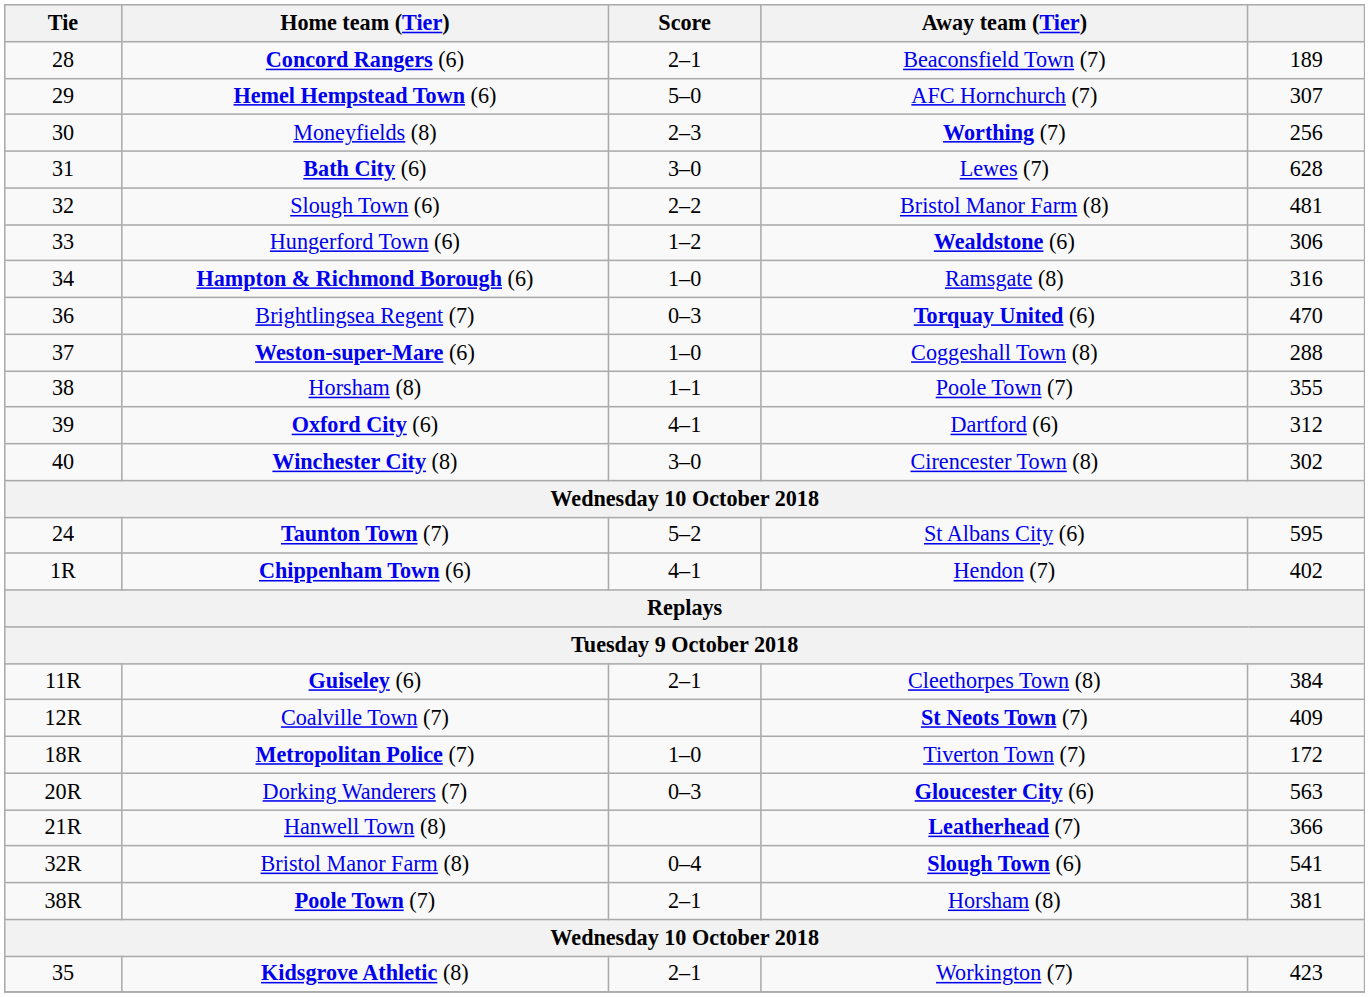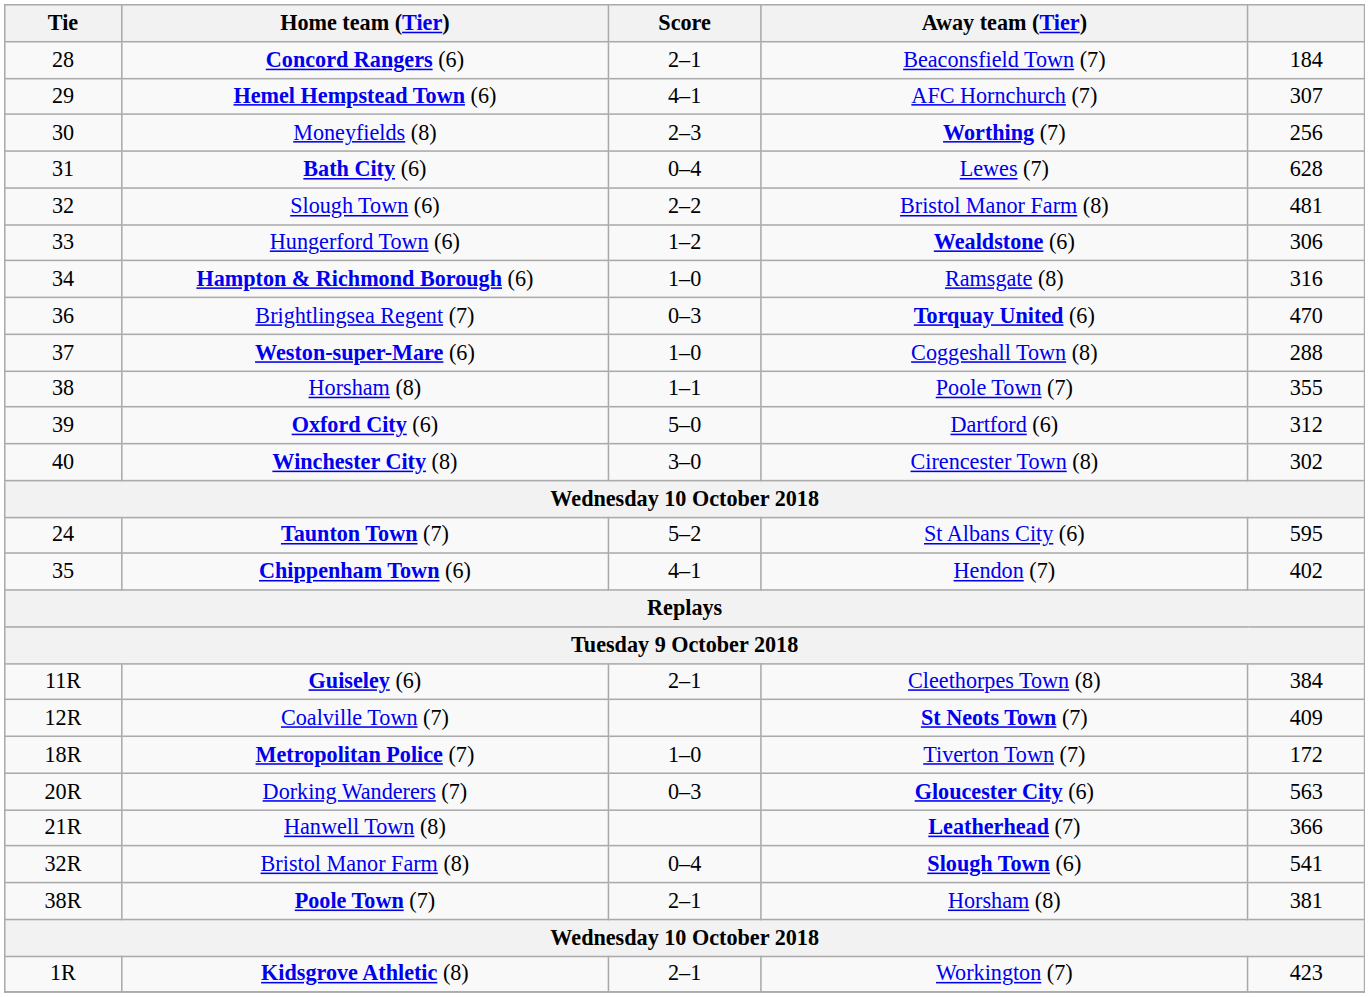(1306, 59) 189 -> (1306, 59) 184
(685, 96) 5–0 -> (685, 96) 4–1
(685, 169) 3–0 -> (685, 169) 0–4
(685, 425) 4–1 -> (685, 425) 5–0
(63, 571) 1R -> (63, 571) 35
(63, 974) 35 -> (63, 974) 1R
